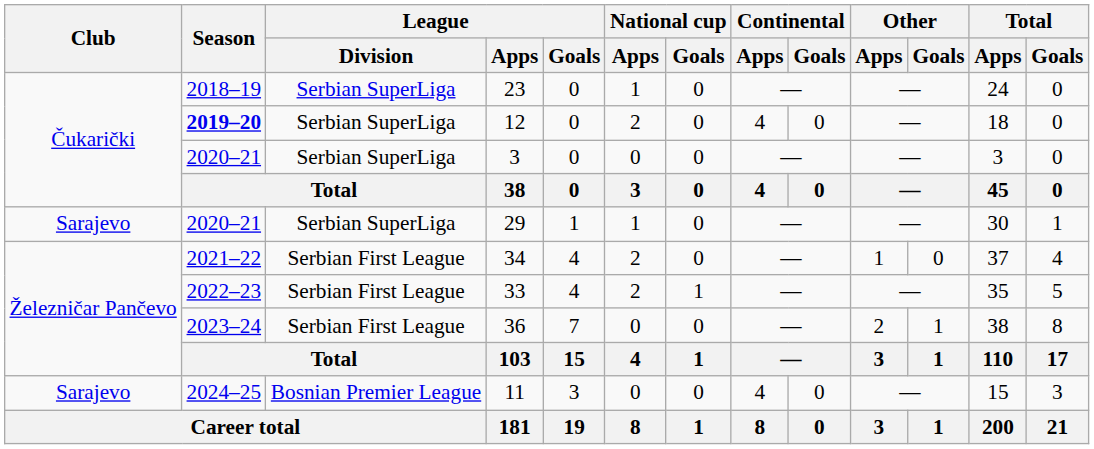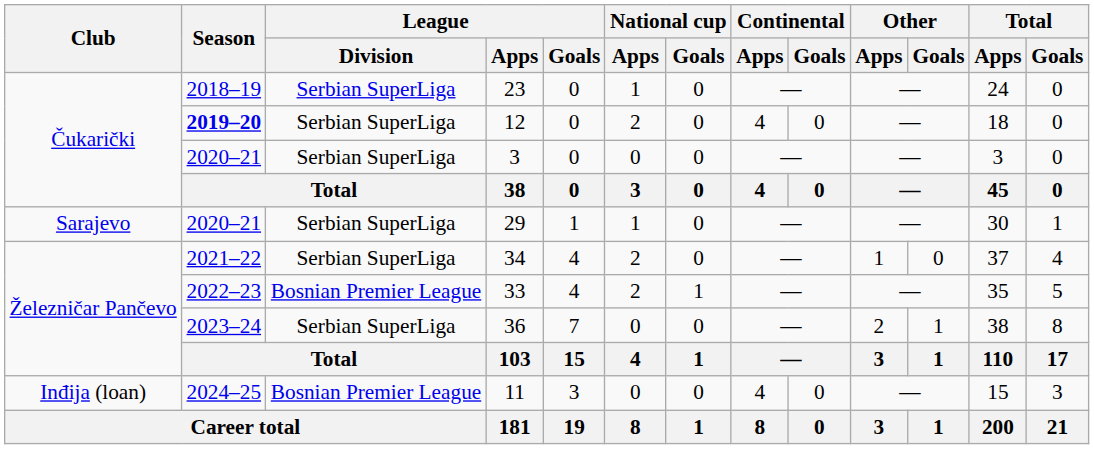(376, 257) Serbian First League -> (376, 257) Serbian SuperLiga
(376, 291) Serbian First League -> (376, 291) Bosnian Premier League
(376, 325) Serbian First League -> (376, 325) Serbian SuperLiga
(93, 392) Sarajevo -> (93, 392) Inđija (loan)
